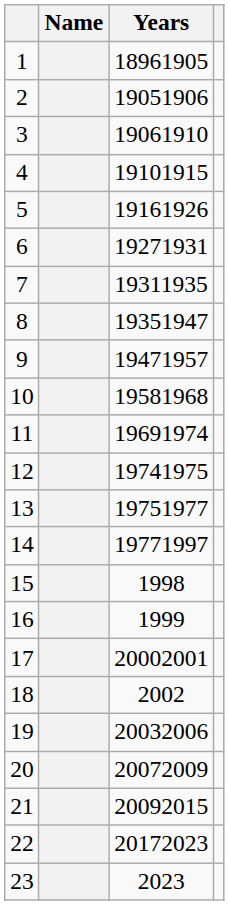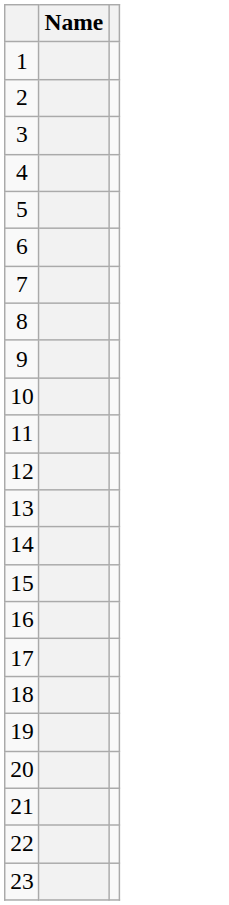- column: (161, 23)
